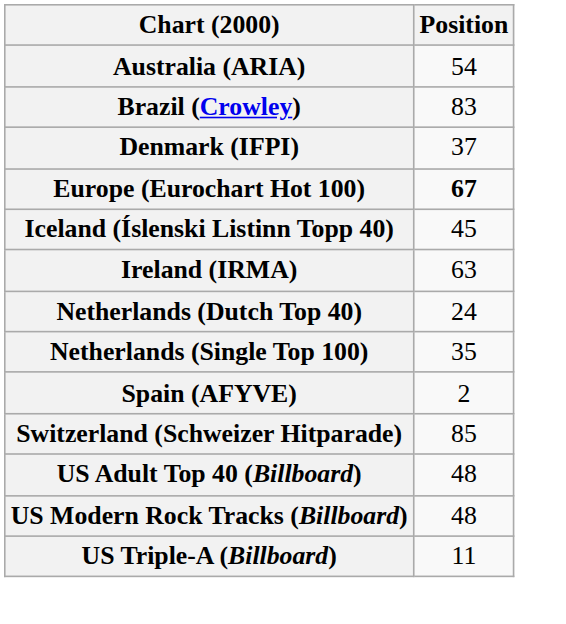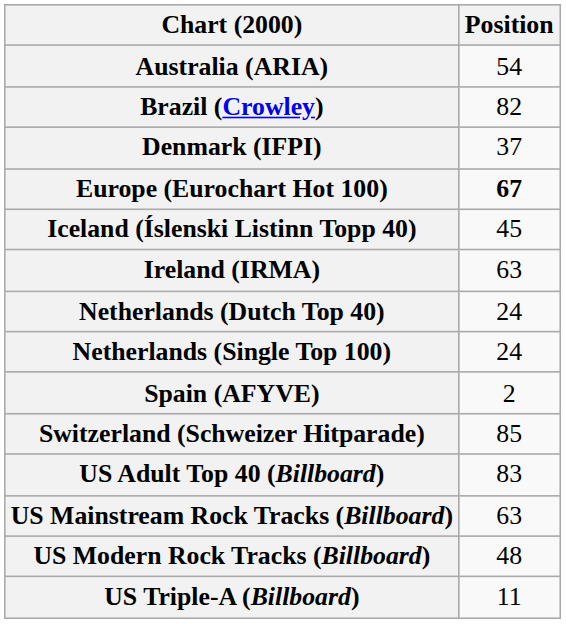(464, 106) 83 -> (509, 106) 82
(464, 351) 35 -> (509, 351) 24
(464, 474) 48 -> (509, 474) 83
+ row: (232, 515)
